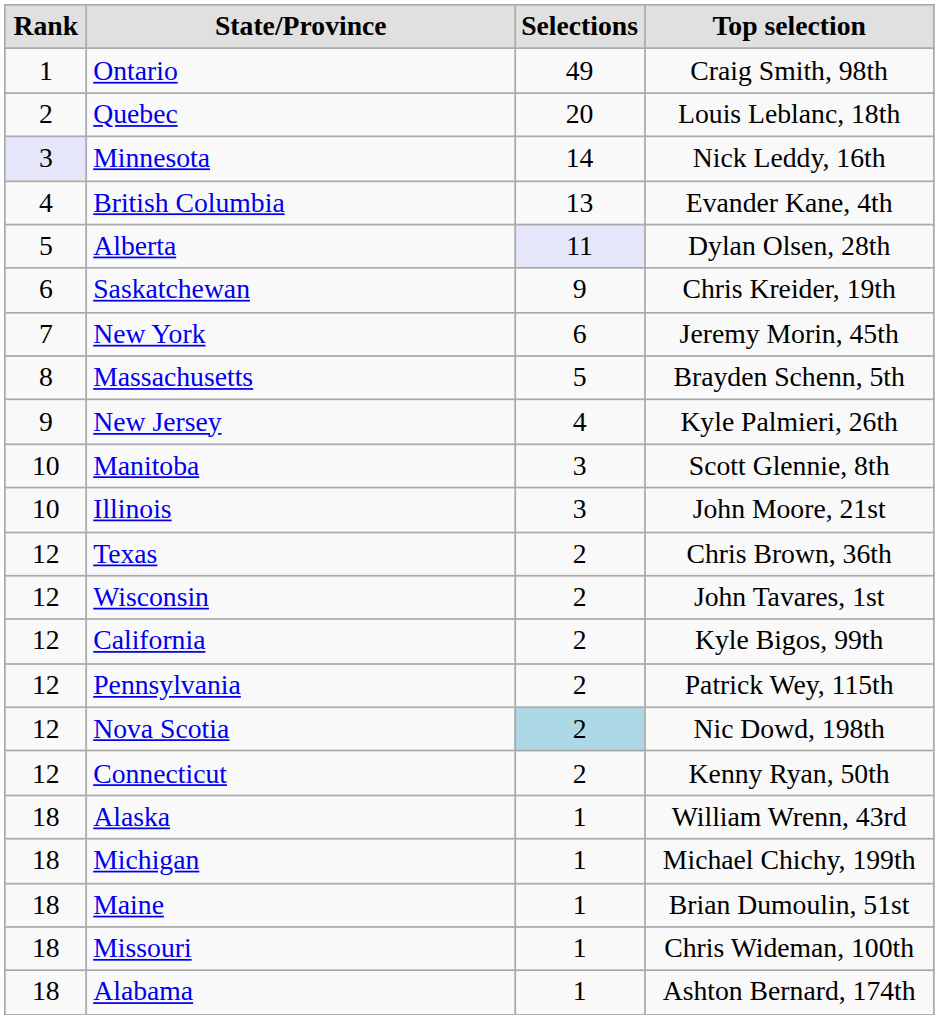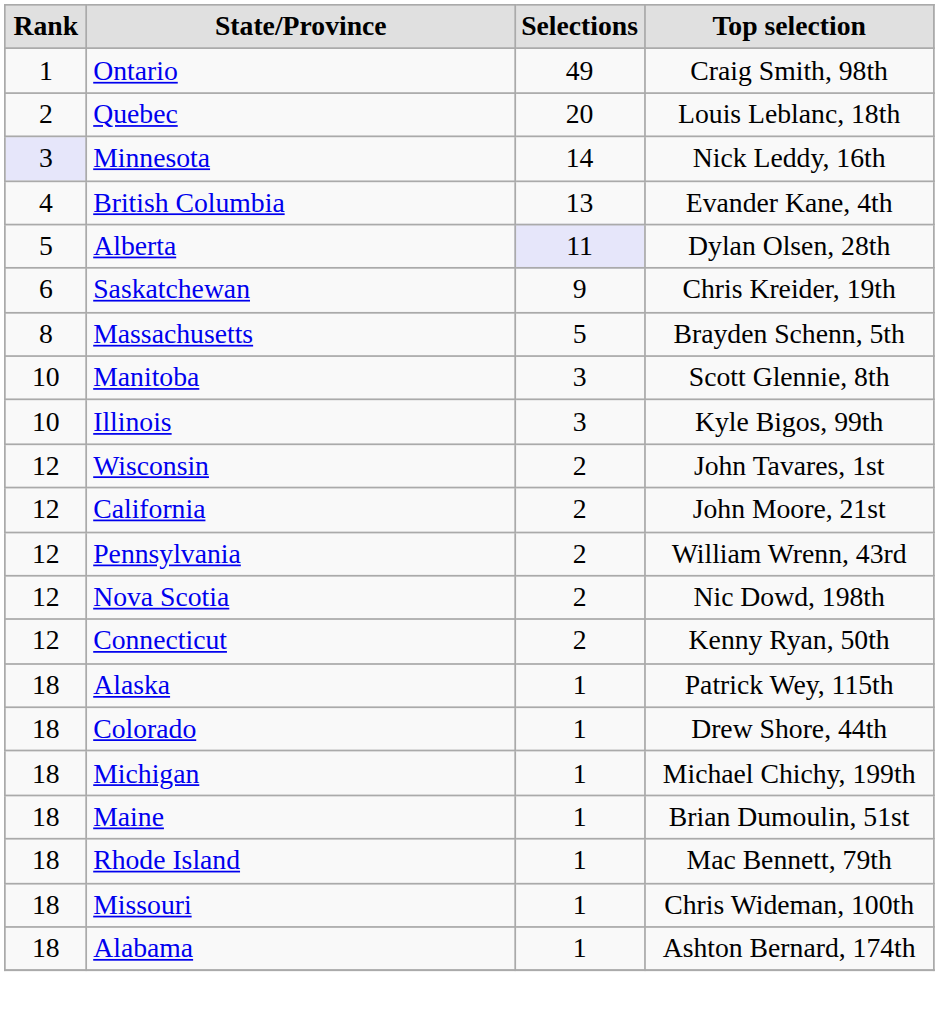- row: (149, 333)
- row: (157, 421)
(789, 509) John Moore, 21st -> (789, 421) Kyle Bigos, 99th
- row: (125, 553)
(789, 641) Kyle Bigos, 99th -> (789, 509) John Moore, 21st
(789, 684) Patrick Wey, 115th -> (789, 553) William Wrenn, 43rd
(580, 728) lightblue background -> (580, 597) no background
(789, 816) William Wrenn, 43rd -> (789, 684) Patrick Wey, 115th
+ row: (145, 728)
+ row: (167, 860)
